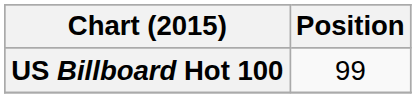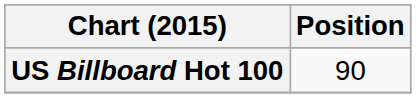(350, 69) 99 -> (350, 69) 90
